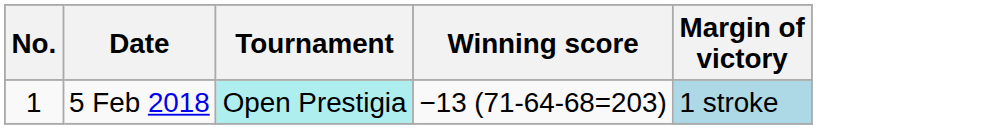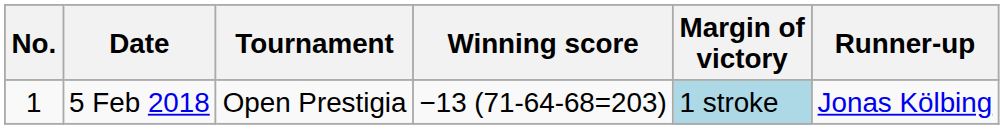+ column: (905, 43)
(315, 102) paleturquoise background -> (315, 102) no background
